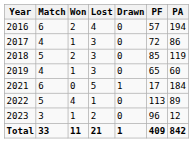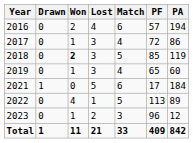columns swapped: (52, 12) <-> (131, 12)
(73, 56) normal -> (73, 56) bold
